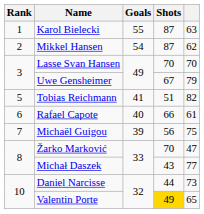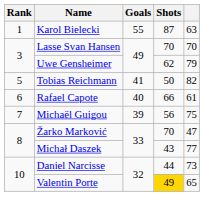- row: (70, 47)
(169, 81) 67 -> (169, 64) 62
(169, 98) 51 -> (169, 81) 50
